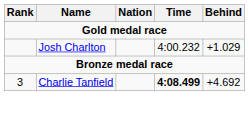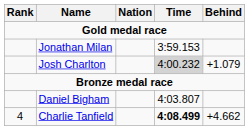+ row: (75, 47)
(179, 47) no background -> (179, 64) lightgrey background
(224, 47) +1.029 -> (224, 64) +1.079
+ row: (74, 99)
(20, 82) 3 -> (20, 116) 4
(224, 82) +4.692 -> (224, 116) +4.662
